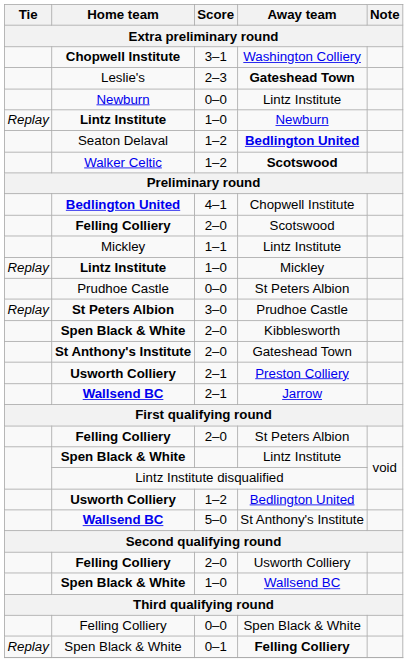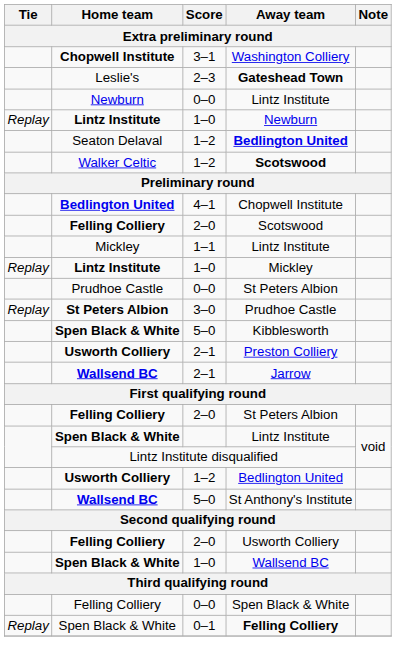(216, 330) 2–0 -> (204, 330) 5–0
- row: (123, 352)
